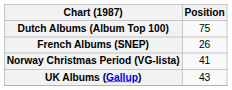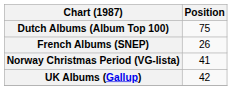(205, 77) 43 -> (205, 77) 42
